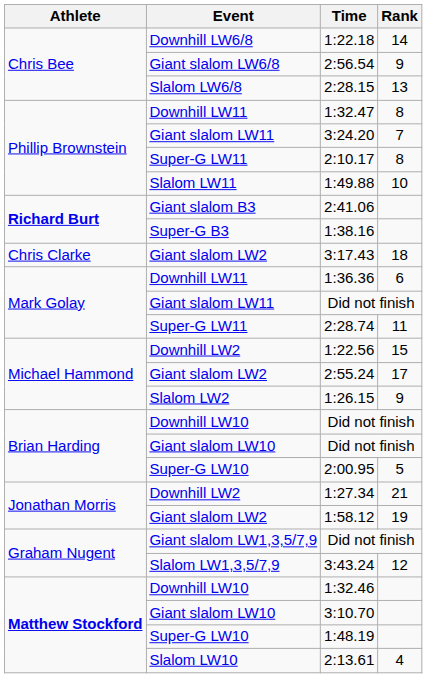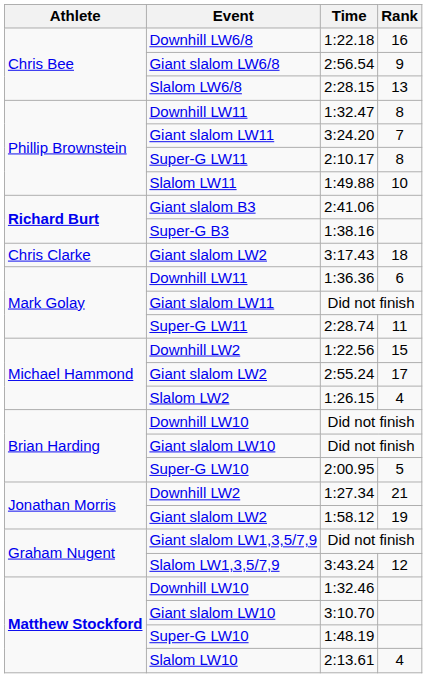(400, 40) 14 -> (400, 40) 16
(400, 398) 9 -> (400, 398) 4
